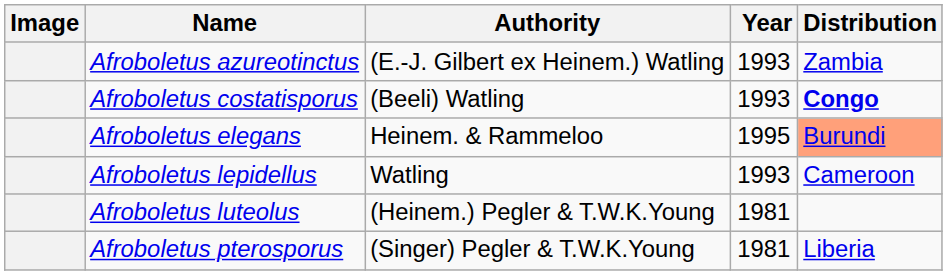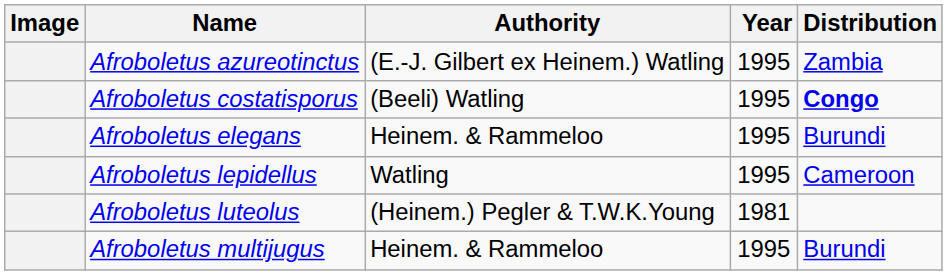(764, 61) 1993 -> (764, 61) 1995
(764, 99) 1993 -> (764, 99) 1995
(844, 136) lightsalmon background -> (844, 136) no background
(764, 174) 1993 -> (764, 174) 1995
+ row: (207, 250)
- row: (217, 250)
